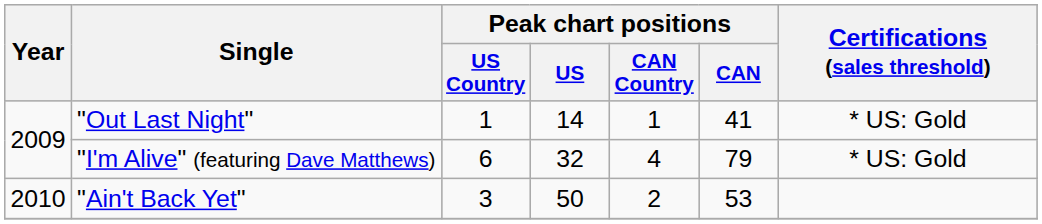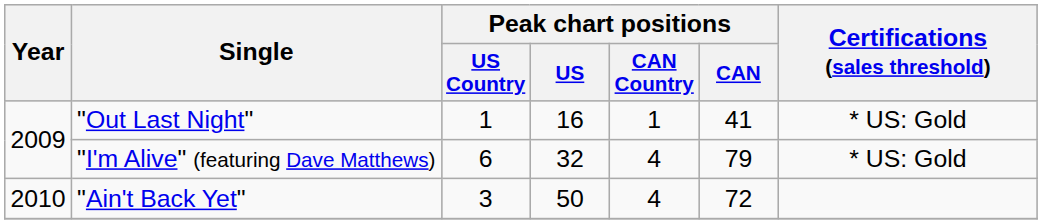(570, 119) 14 -> (570, 119) 16
(654, 198) 2 -> (654, 198) 4
(738, 198) 53 -> (738, 198) 72
